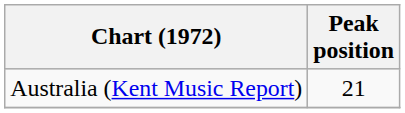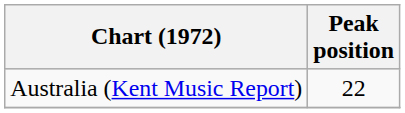(354, 88) 21 -> (354, 88) 22
